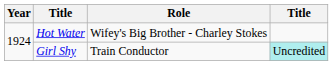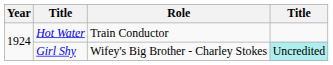(179, 32) Wifey's Big Brother - Charley Stokes -> (129, 32) Train Conductor
(129, 51) Train Conductor -> (179, 51) Wifey's Big Brother - Charley Stokes
